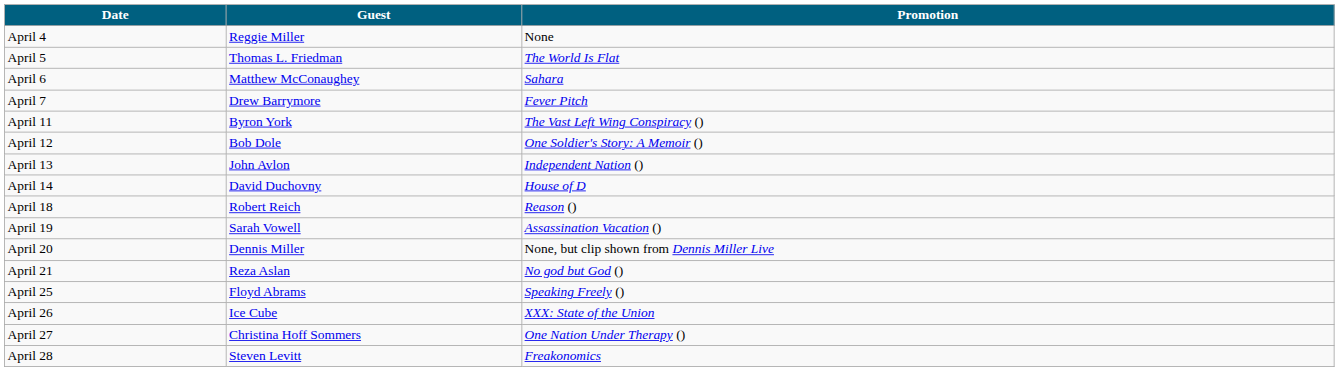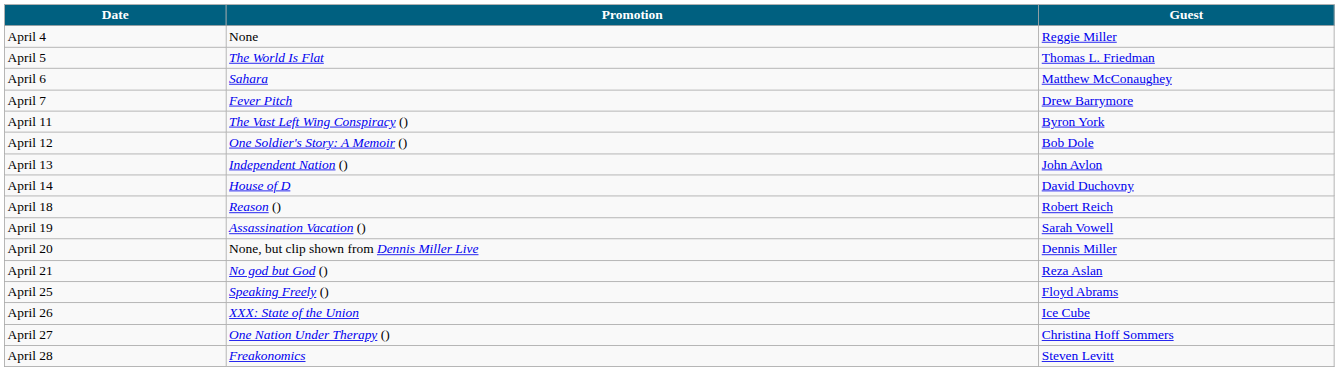columns swapped: (374, 15) <-> (928, 15)
